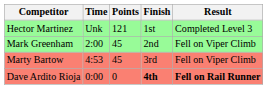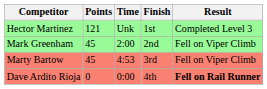columns swapped: (125, 12) <-> (96, 12)
(151, 76) bold -> (150, 76) normal
